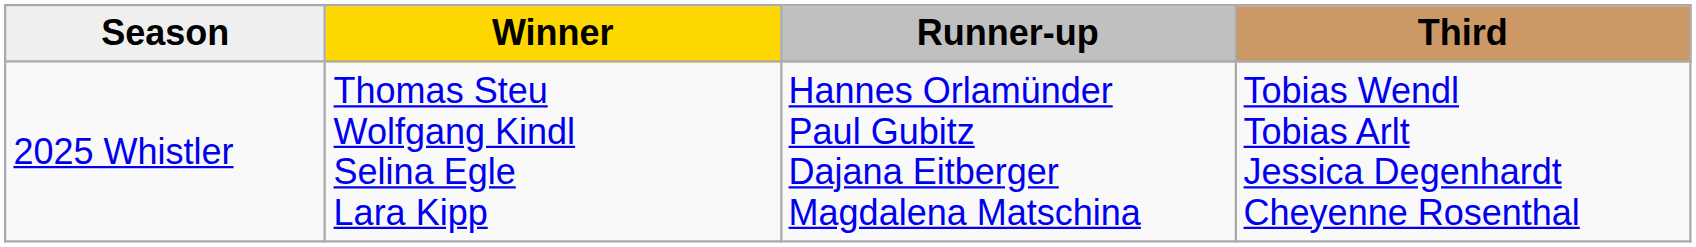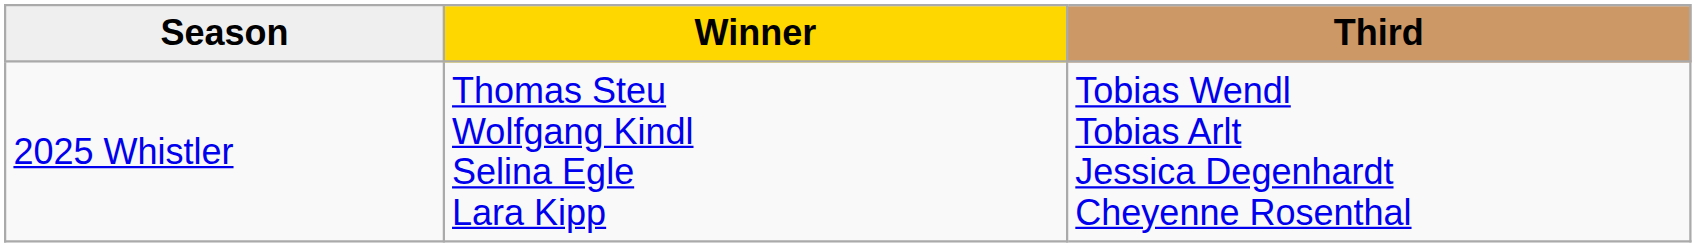- column: (1008, 33)
